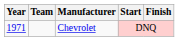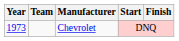(16, 28) 1971 -> (16, 28) 1973
